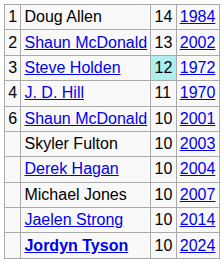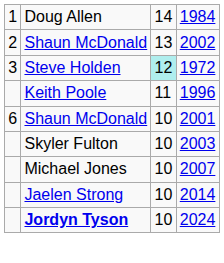- row: (54, 93)
+ row: (65, 93)
- row: (72, 169)
